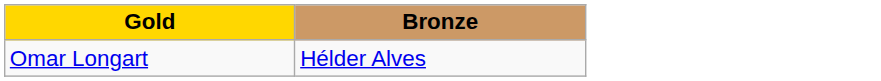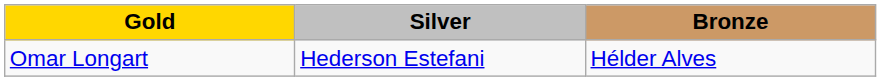+ column: (440, 22)
